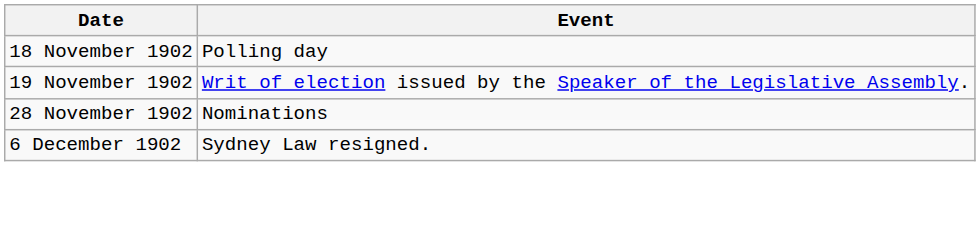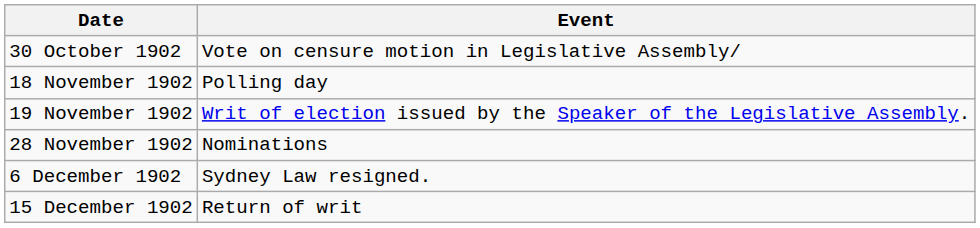+ row: (95, 51)
+ row: (101, 207)
